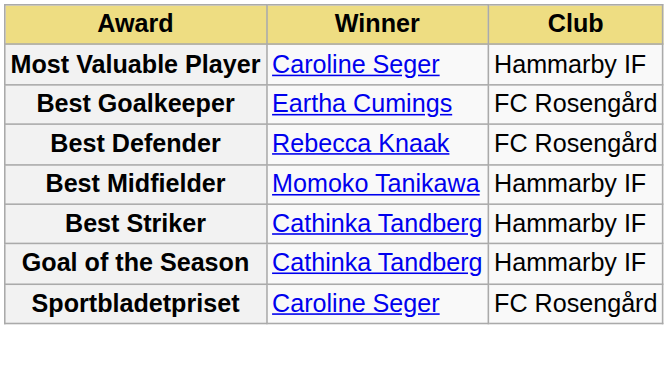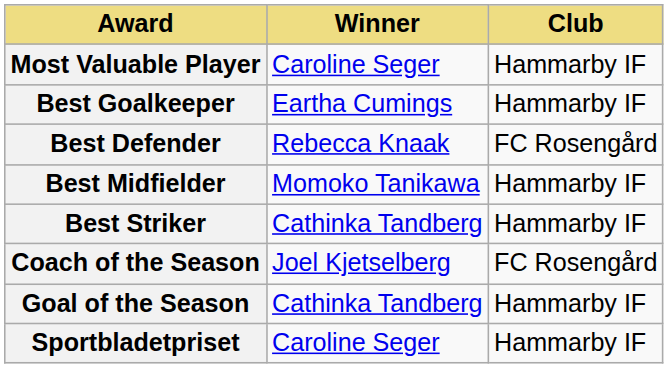(576, 104) FC Rosengård -> (570, 104) Hammarby IF
+ row: (136, 263)
(576, 303) FC Rosengård -> (570, 343) Hammarby IF
